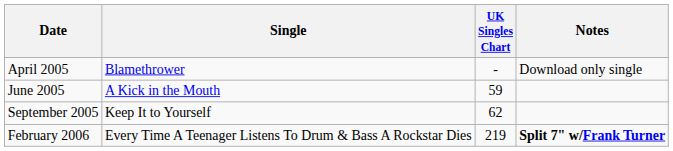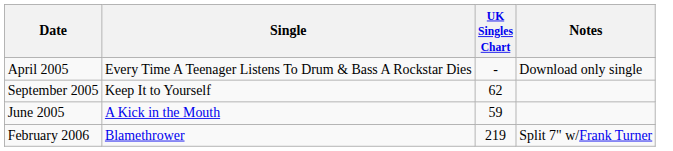(145, 68) Blamethrower -> (288, 68) Every Time A Teenager Listens To Drum & Bass A Rockstar Dies
rows swapped: (36, 91) <-> (53, 113)
(288, 135) Every Time A Teenager Listens To Drum & Bass A Rockstar Dies -> (145, 135) Blamethrower
(592, 135) bold -> (586, 135) normal
